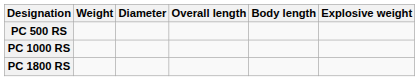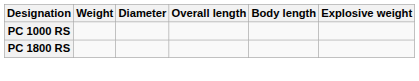- row: (39, 31)
